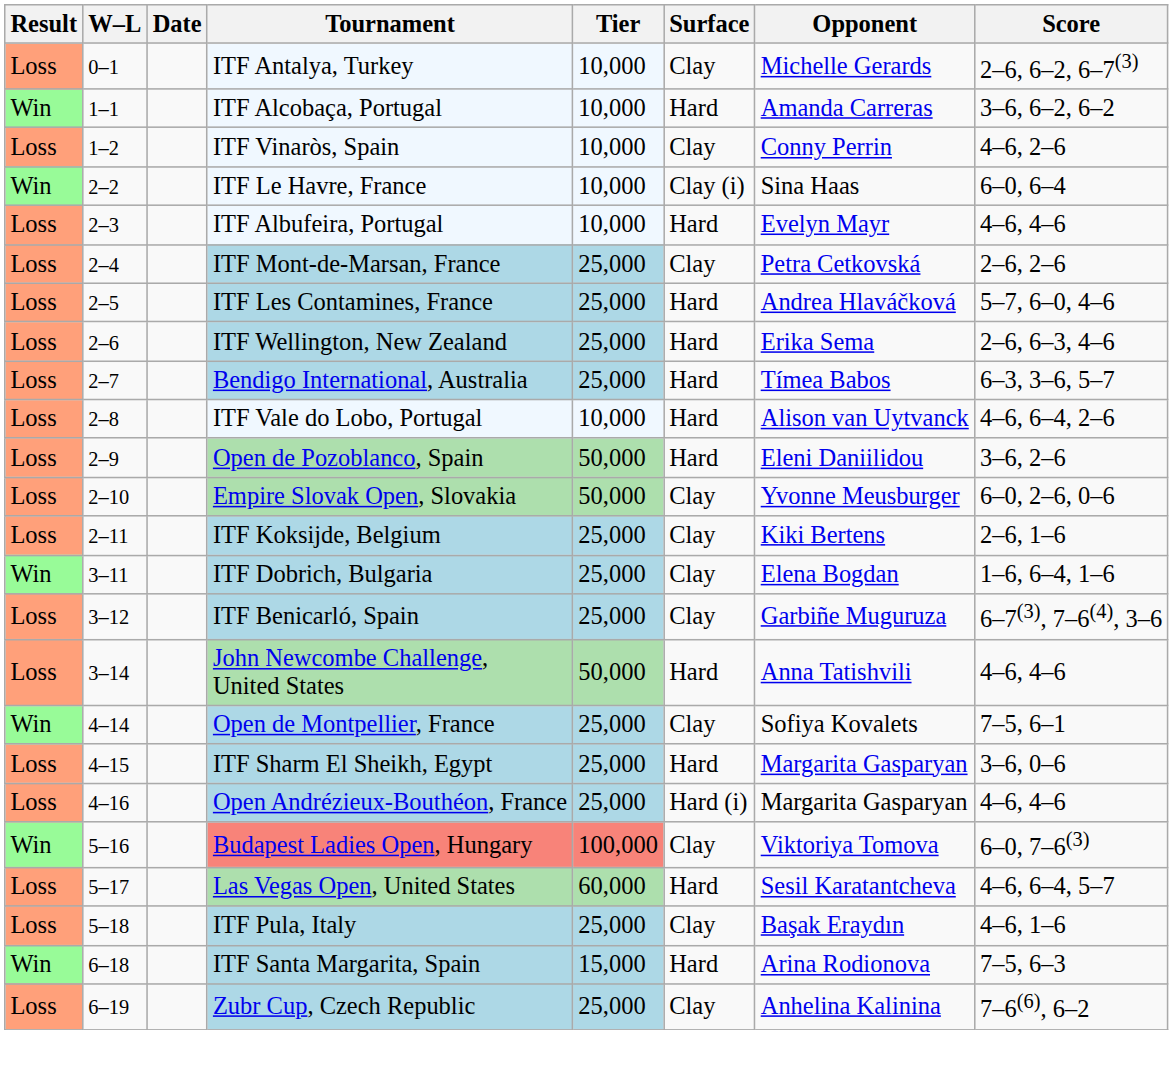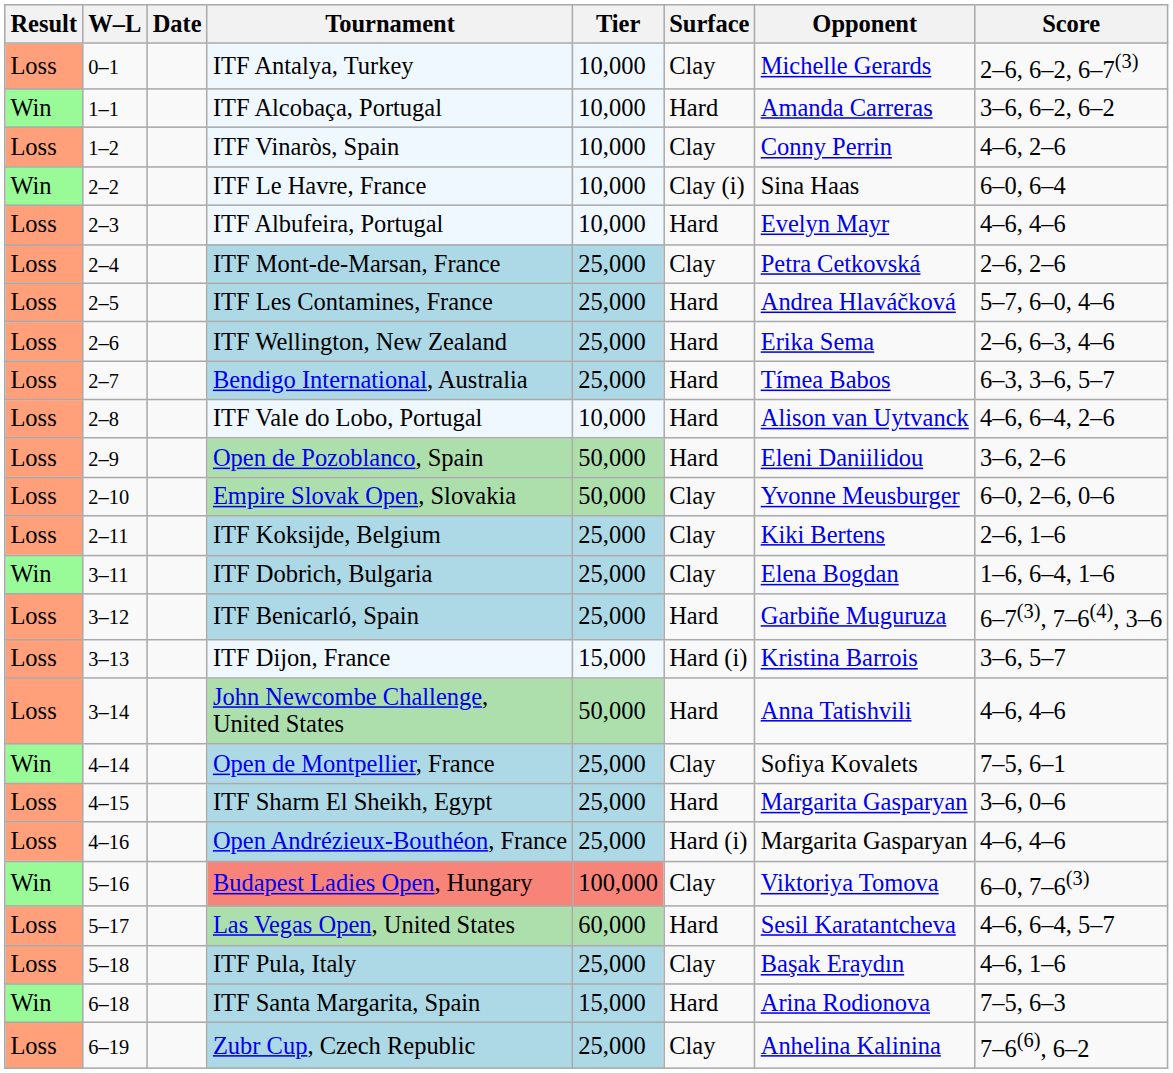(692, 616) Clay -> (694, 616) Hard
+ row: (302, 658)
